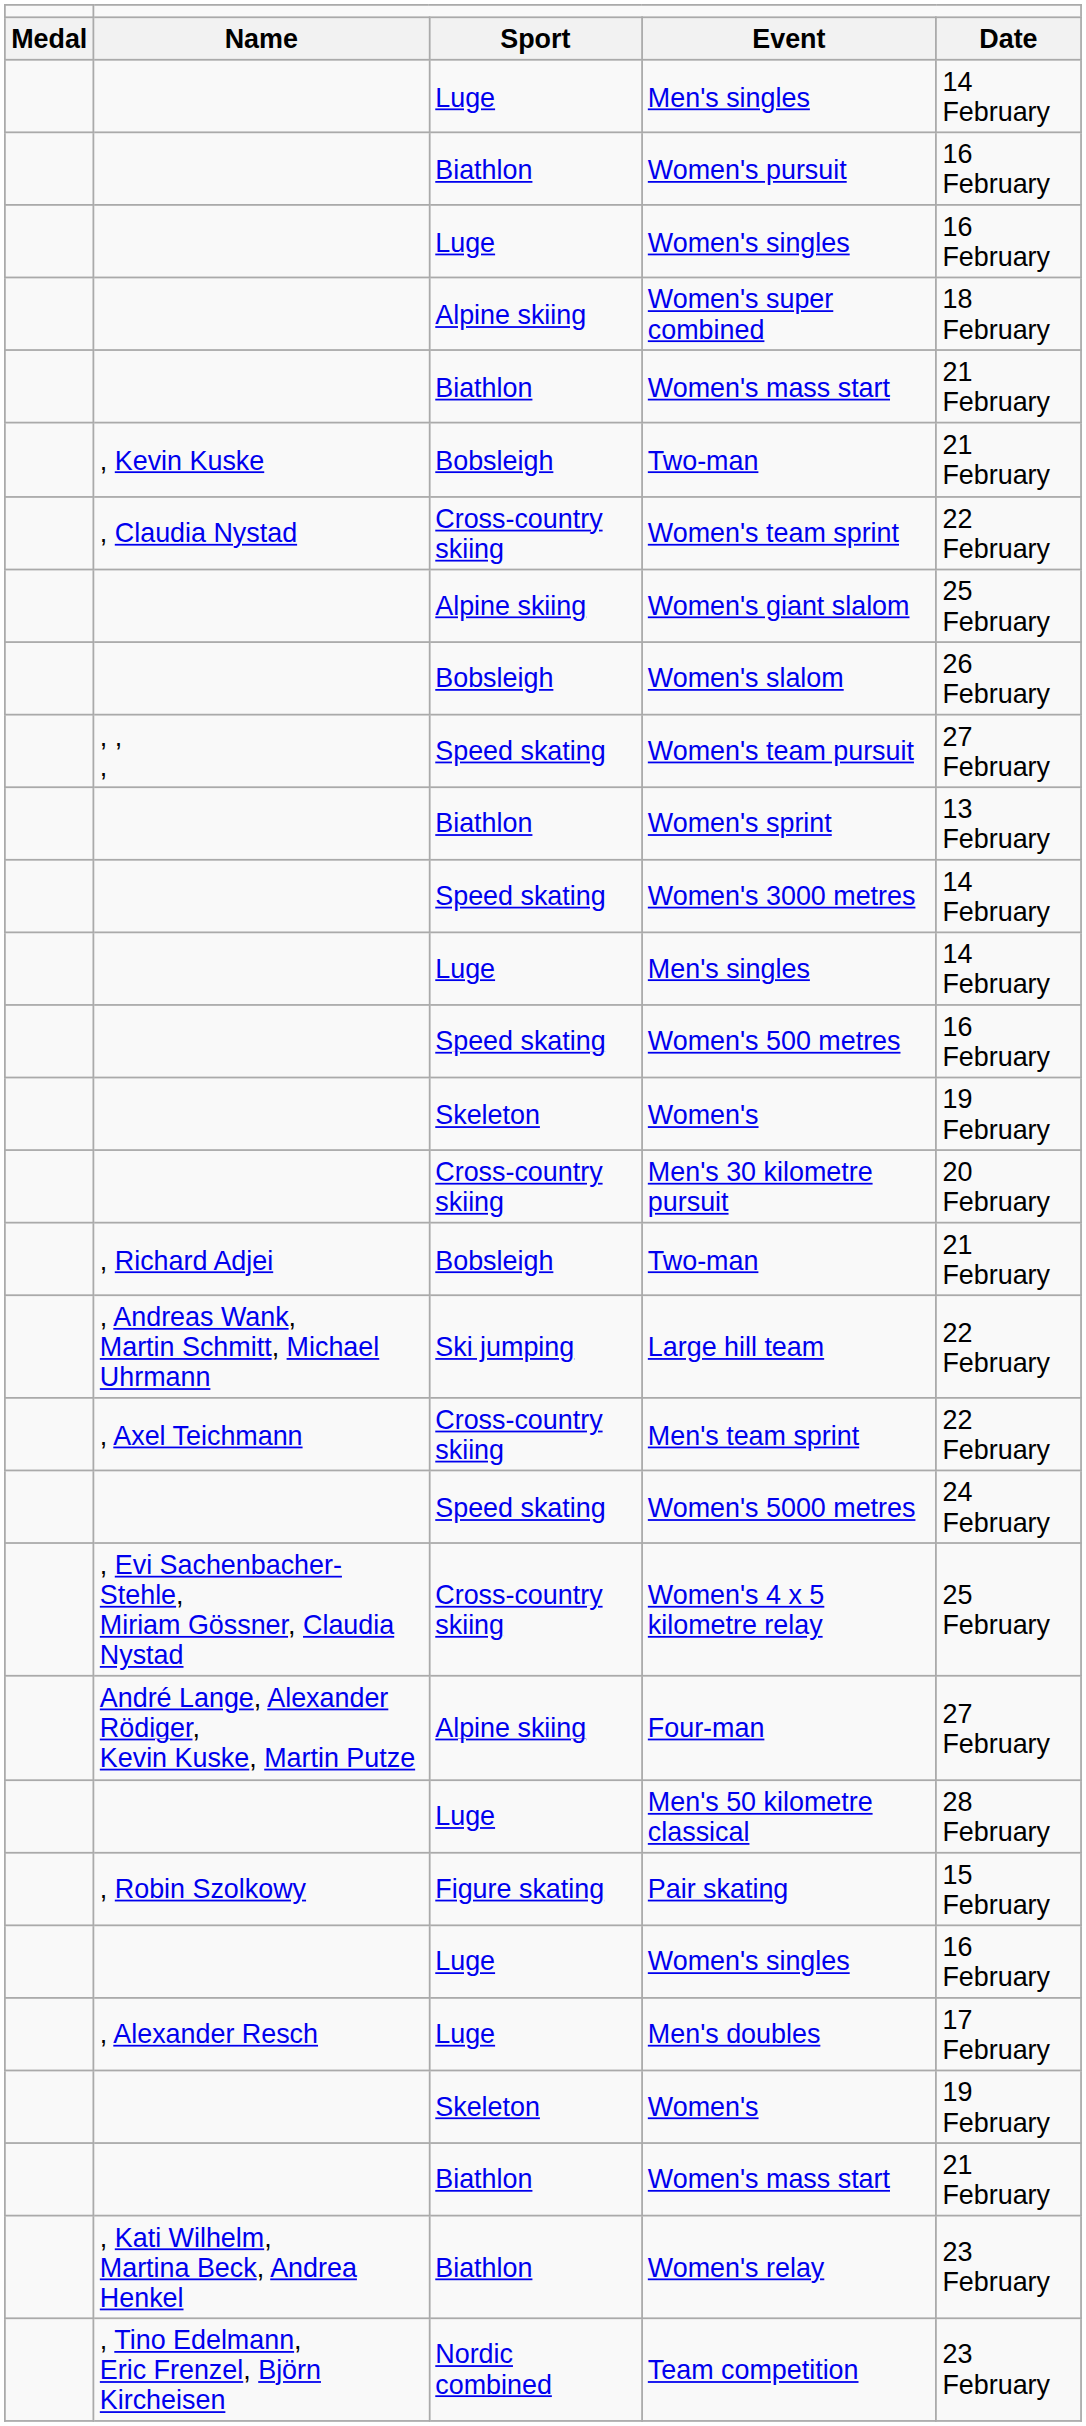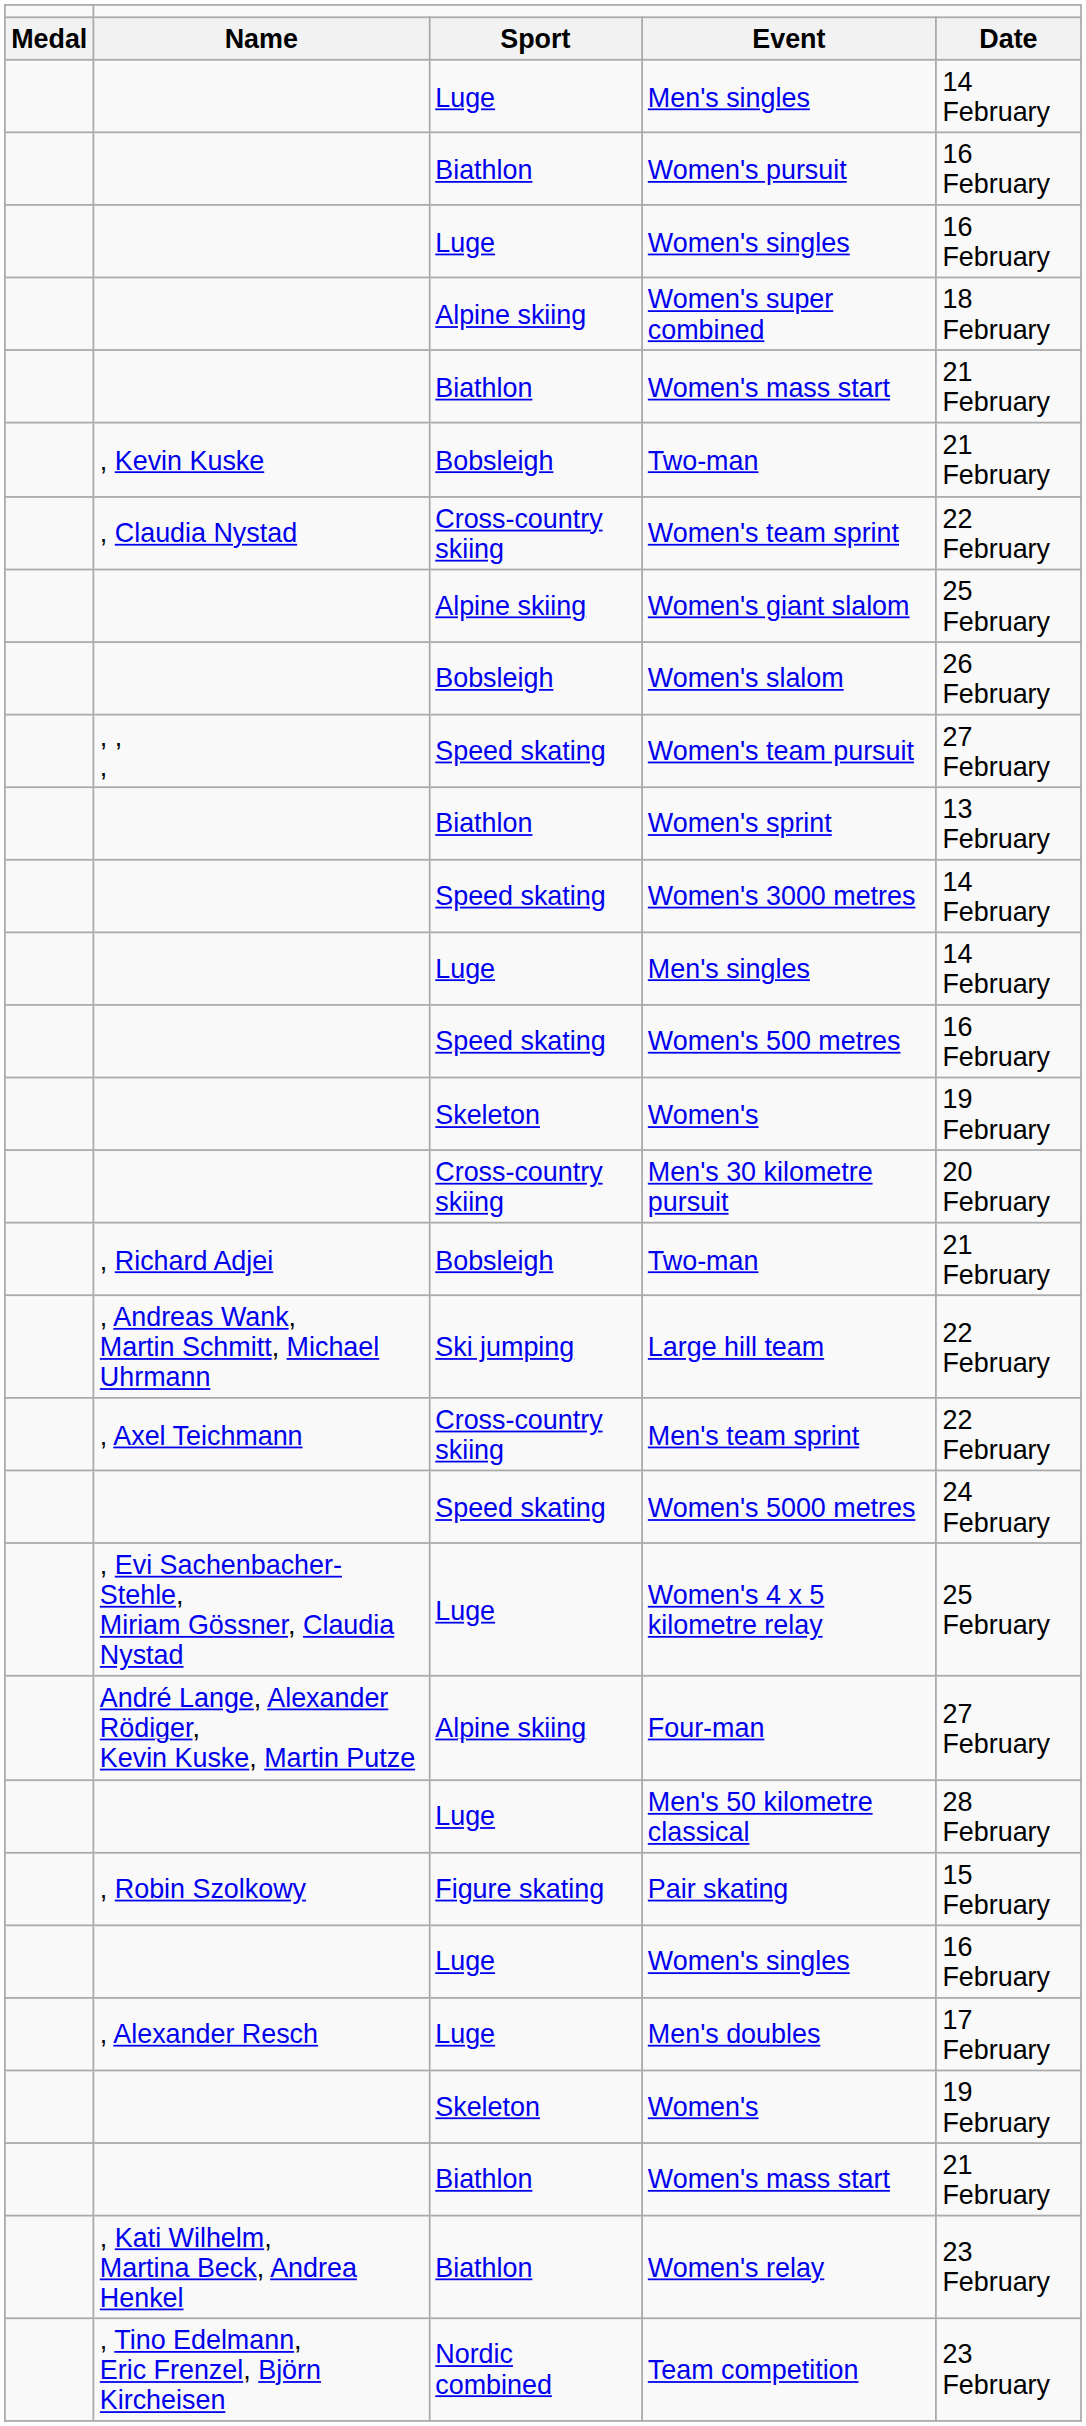(519, 1610) Cross-country skiing -> (465, 1610) Luge
